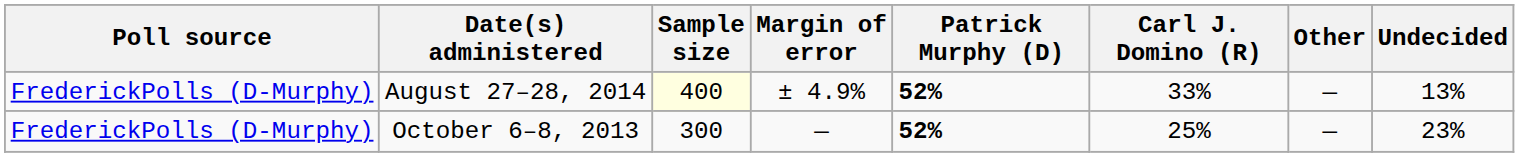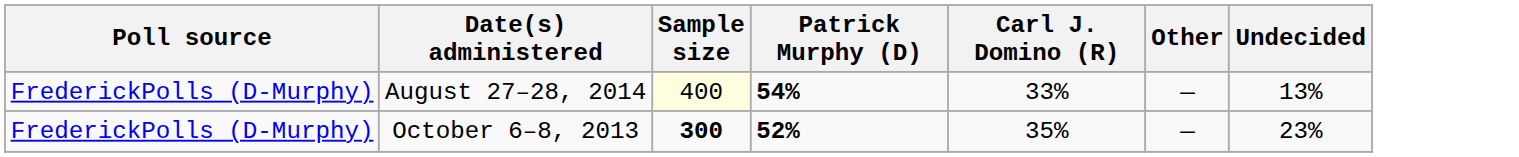- column: (822, 39)
(920, 92) 52% -> (778, 92) 54%
(701, 131) normal -> (701, 131) bold
(1189, 131) 25% -> (1047, 131) 35%
